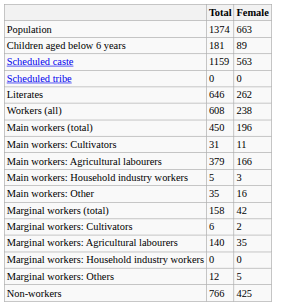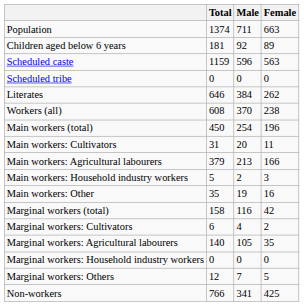+ column: (248, 12)
